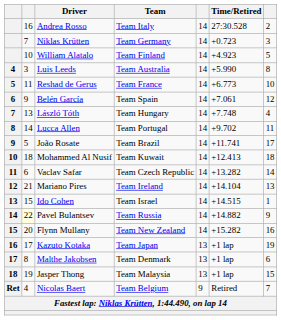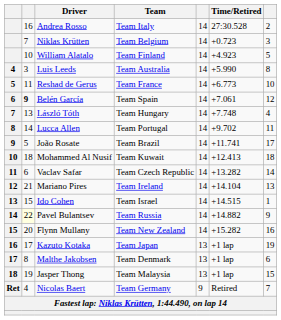(143, 40) Team Germany -> (142, 40) Team Belgium
(26, 98) normal -> (26, 98) bold
(142, 288) Team Belgium -> (143, 288) Team Germany
